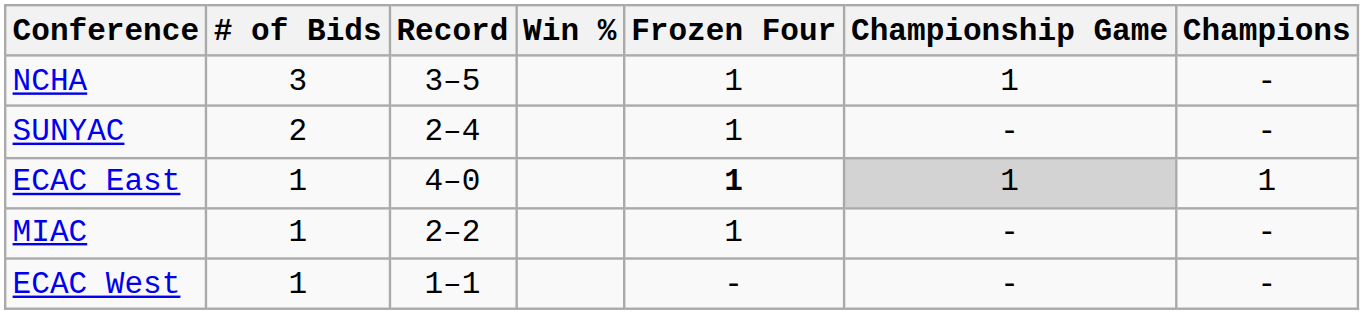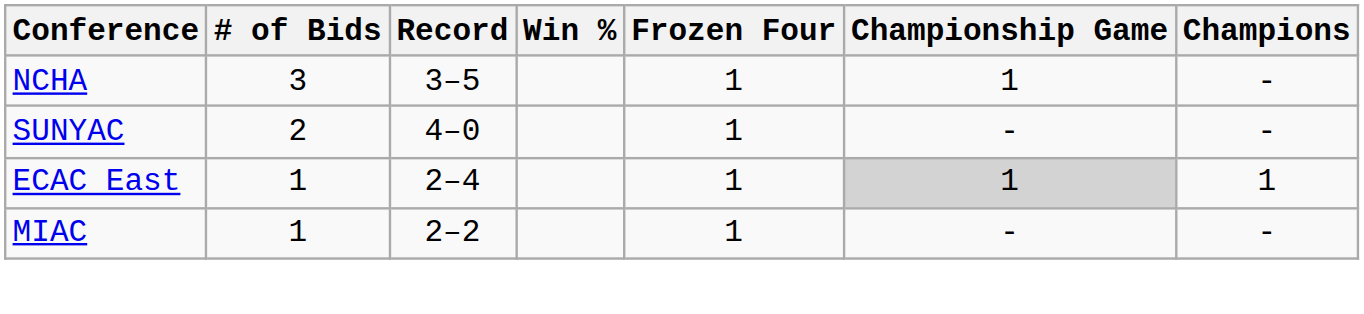(452, 132) 2–4 -> (452, 132) 4–0
(452, 182) 4–0 -> (452, 182) 2–4
(734, 182) bold -> (734, 182) normal
- row: (97, 284)
